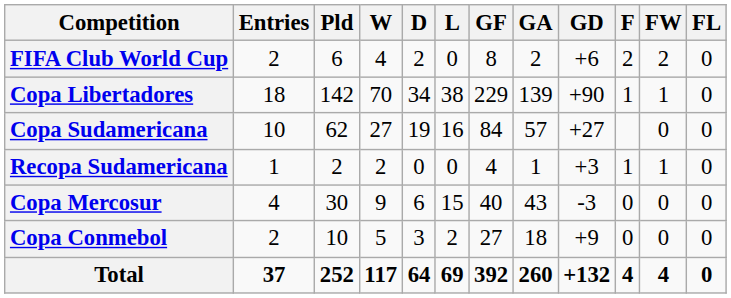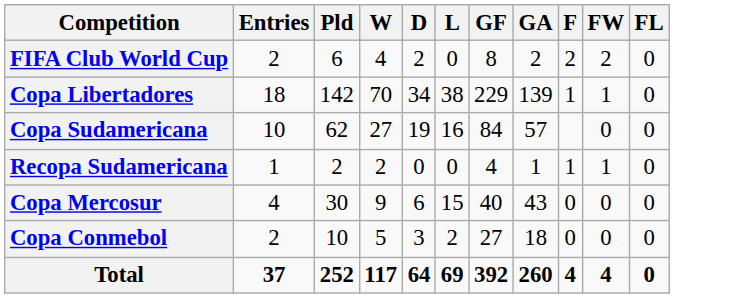- column: (587, 22)
